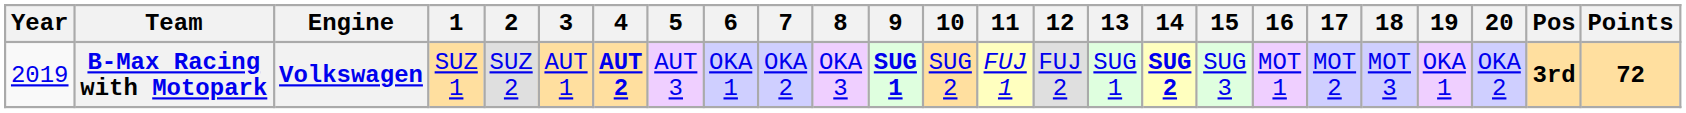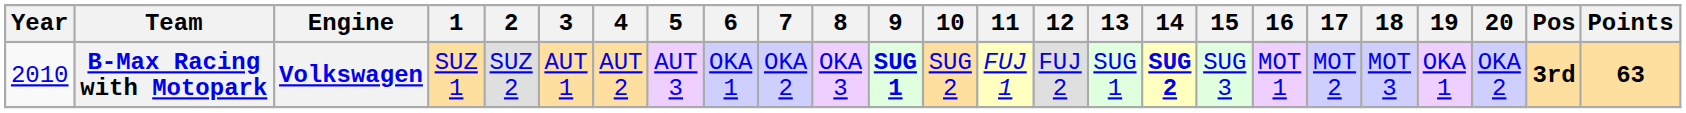(40, 75) 2019 -> (40, 75) 2010
(621, 75) bold -> (621, 75) normal
(1631, 75) 72 -> (1631, 75) 63
